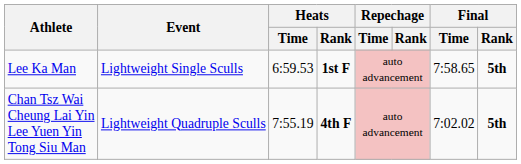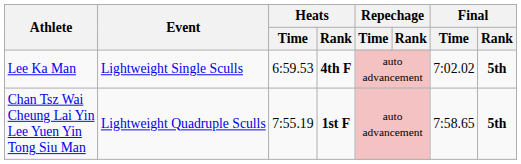(336, 69) 1st F -> (336, 69) 4th F
(454, 69) 7:58.65 -> (454, 69) 7:02.02
(336, 124) 4th F -> (336, 124) 1st F
(454, 124) 7:02.02 -> (454, 124) 7:58.65
